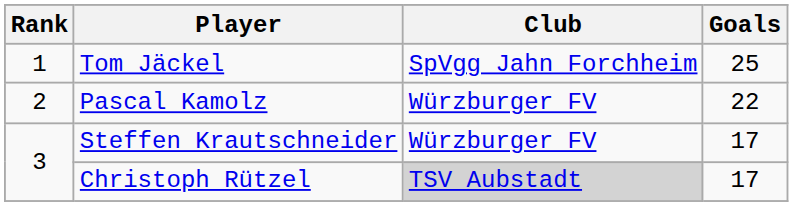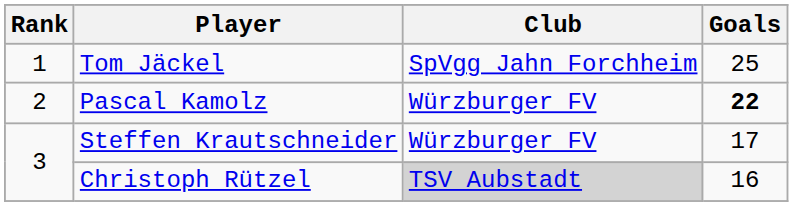(745, 103) normal -> (745, 103) bold
(745, 181) 17 -> (745, 181) 16
